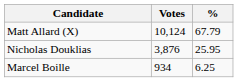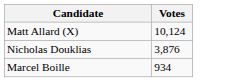- column: (213, 13)
